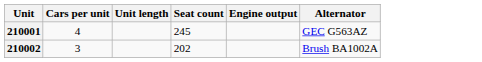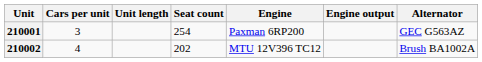+ column: (275, 13)
(78, 31) 4 -> (78, 31) 3
(182, 31) 245 -> (182, 31) 254
(78, 48) 3 -> (78, 48) 4
